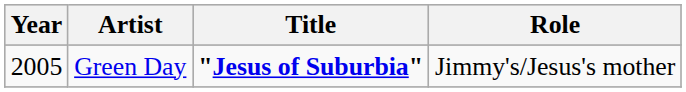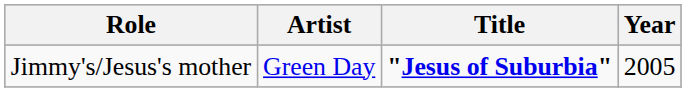columns swapped: (36, 24) <-> (555, 24)
